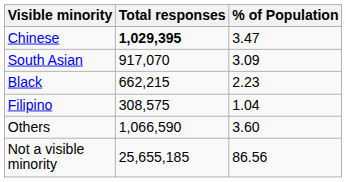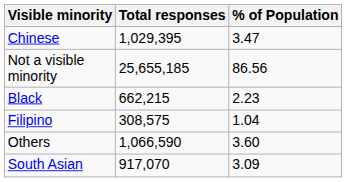(150, 37) bold -> (150, 37) normal
rows swapped: (45, 60) <-> (46, 157)
